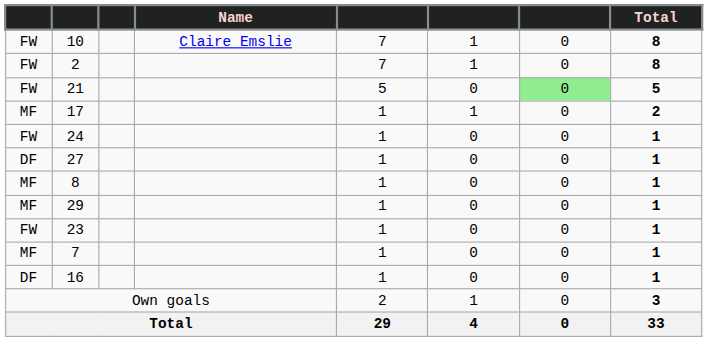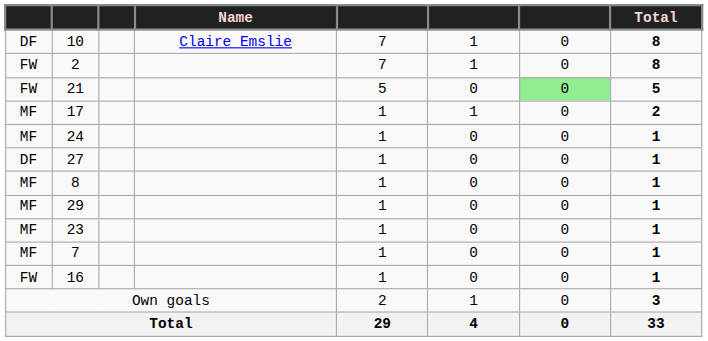(29, 42) FW -> (29, 42) DF
(29, 136) FW -> (29, 136) MF
(29, 230) FW -> (29, 230) MF
(29, 277) DF -> (29, 277) FW
